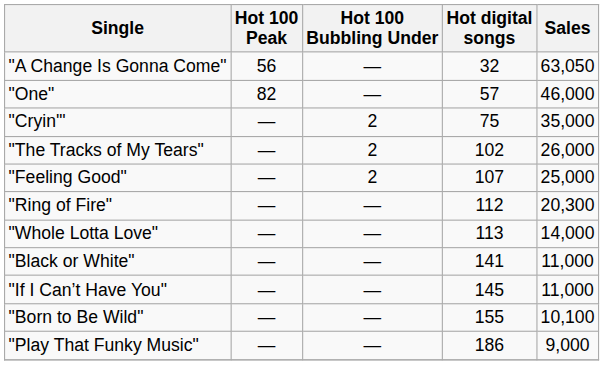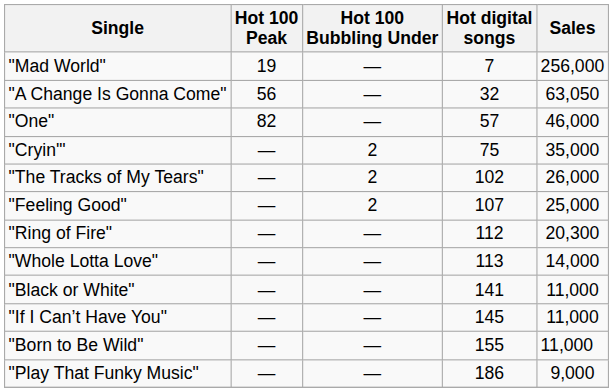+ row: (57, 66)
(568, 317) 10,100 -> (567, 345) 11,000
